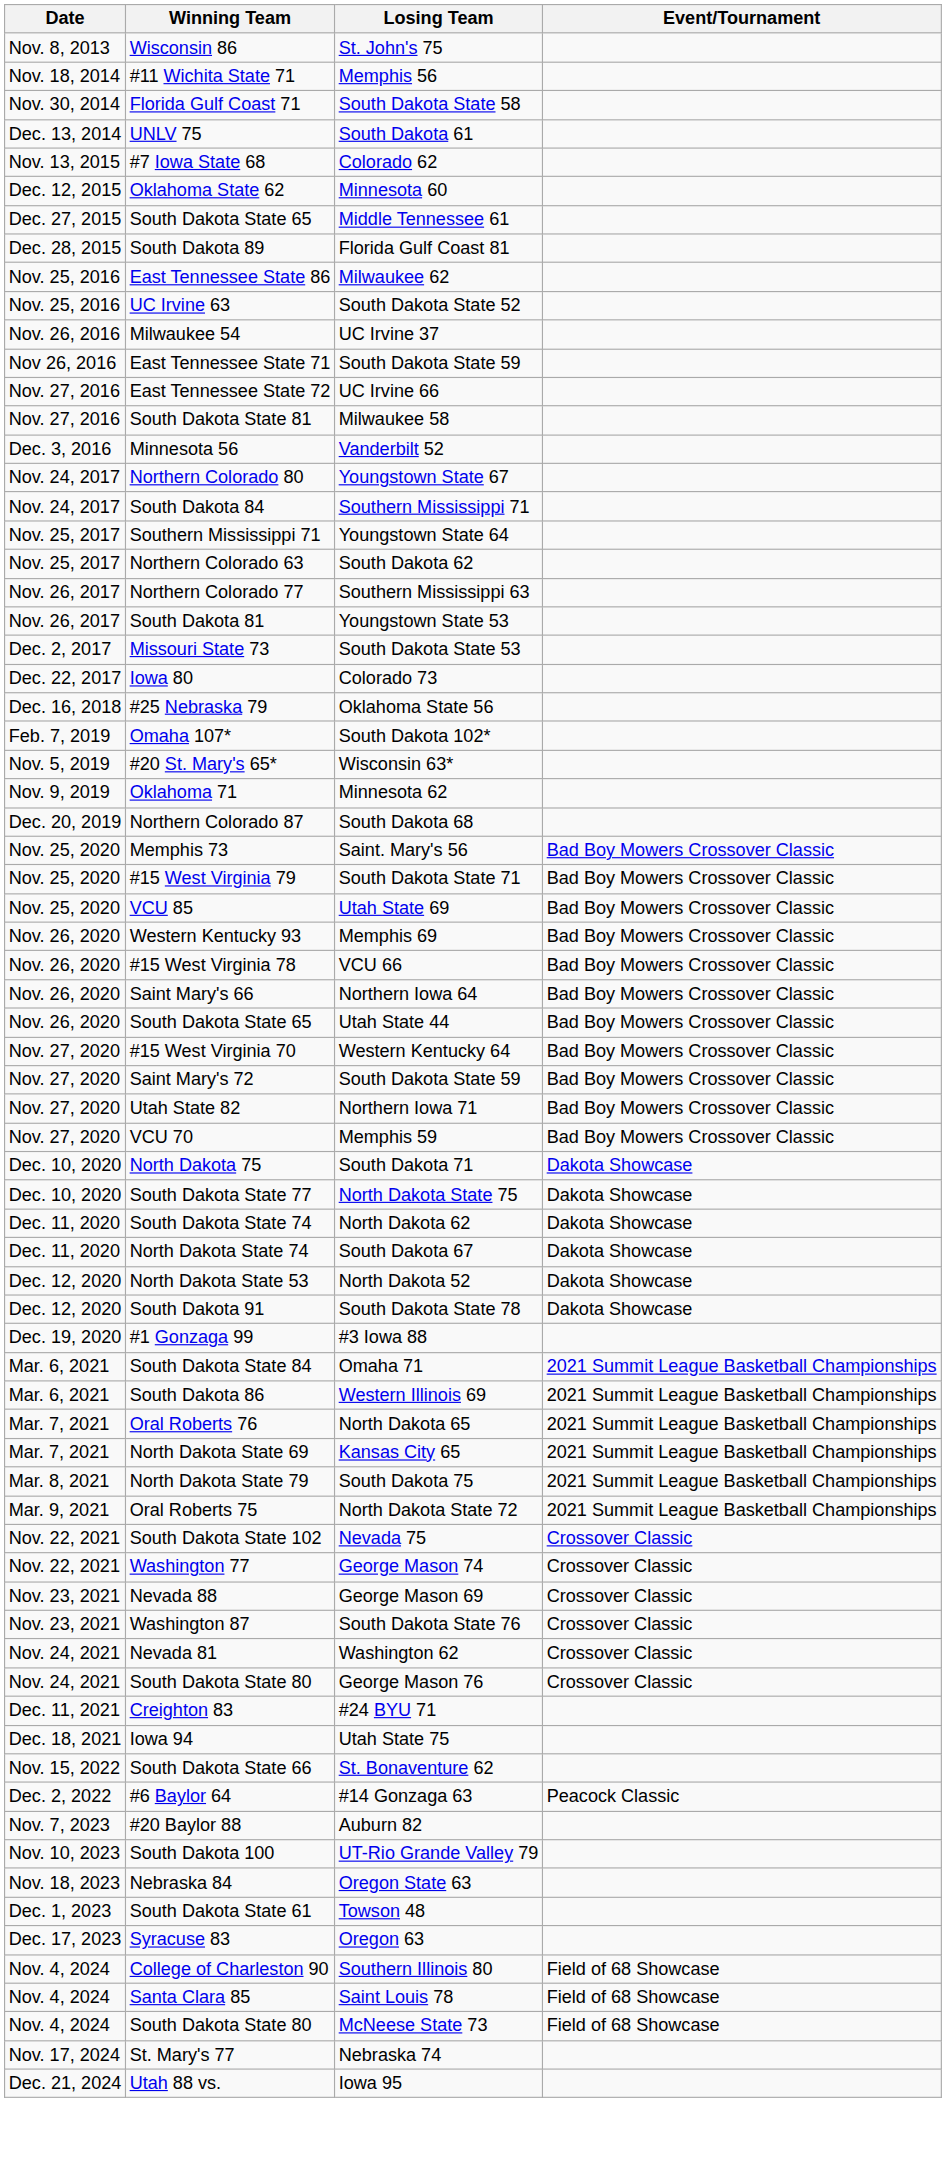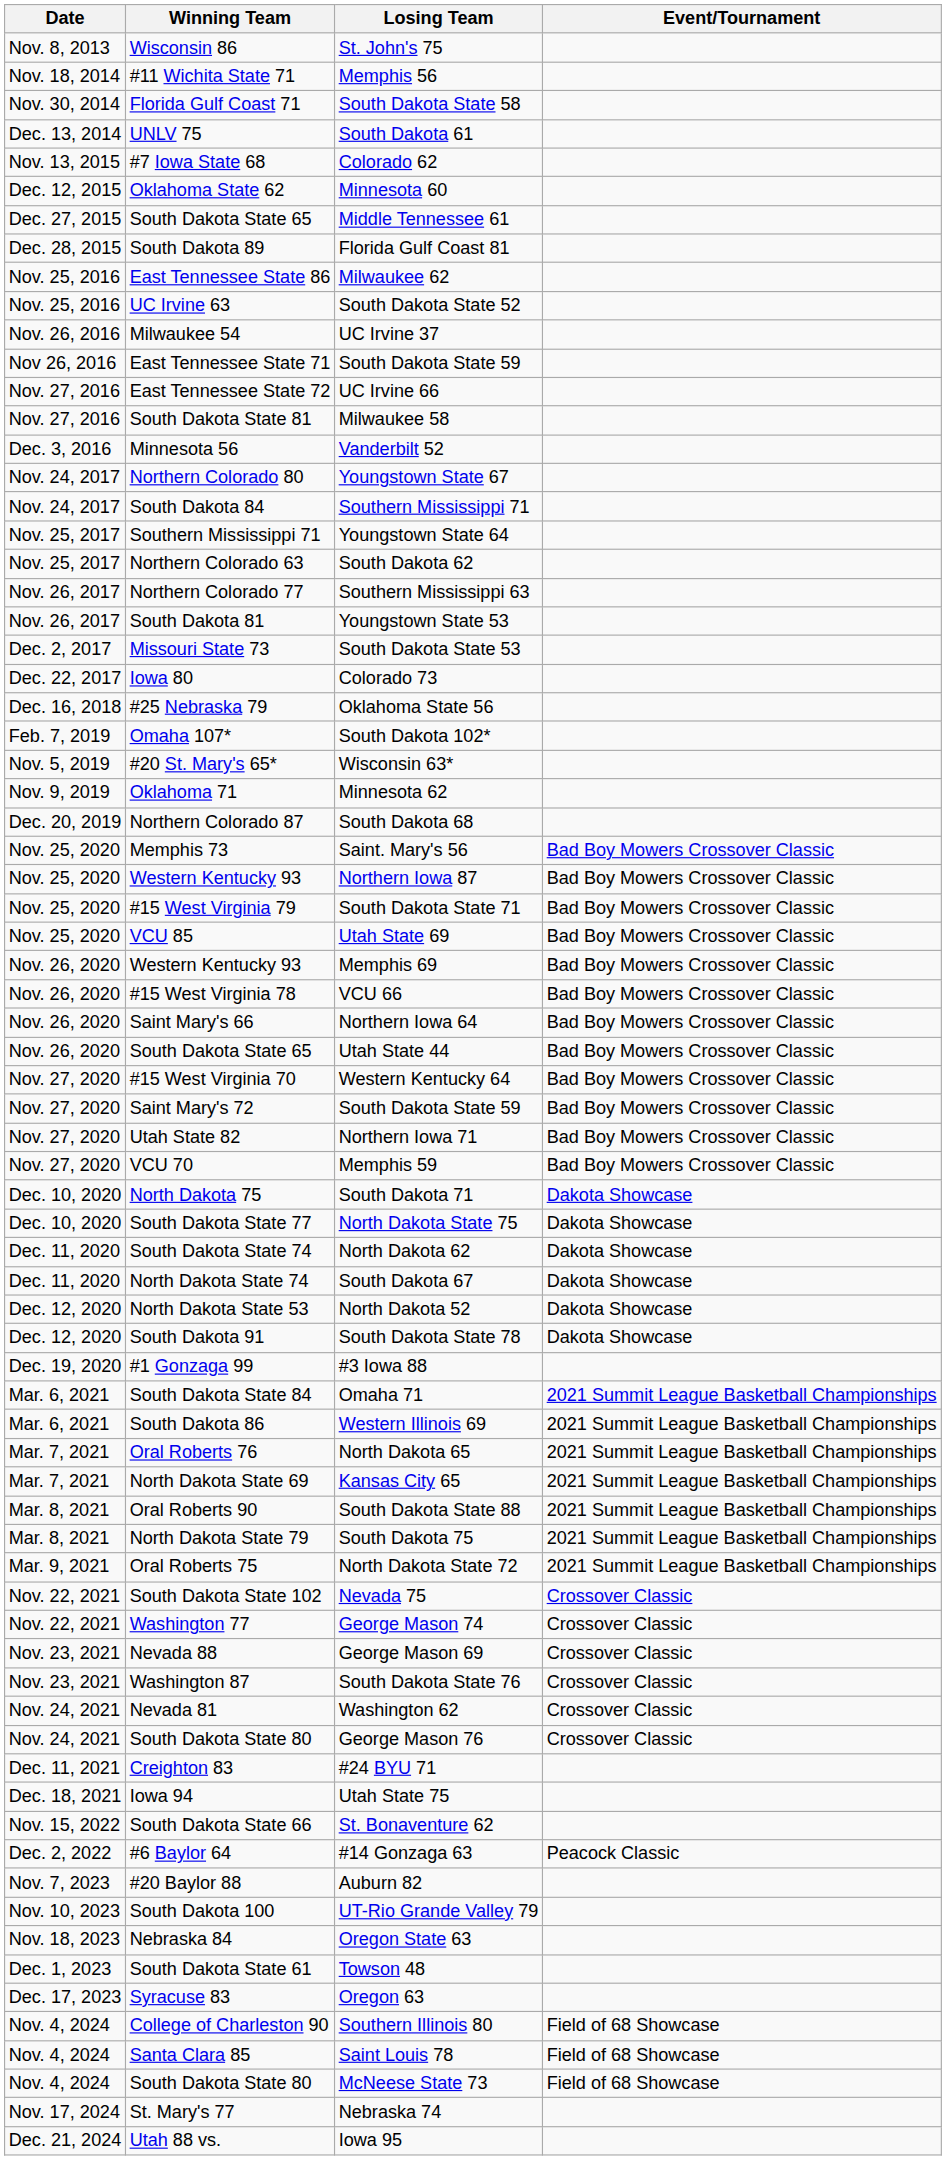+ row: (215, 879)
+ row: (193, 1509)
